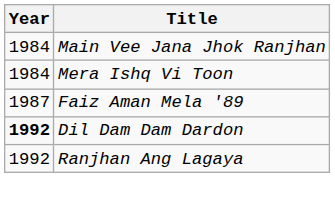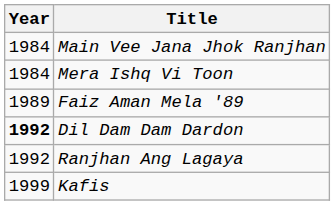(29, 103) 1987 -> (29, 103) 1989
+ row: (84, 186)
